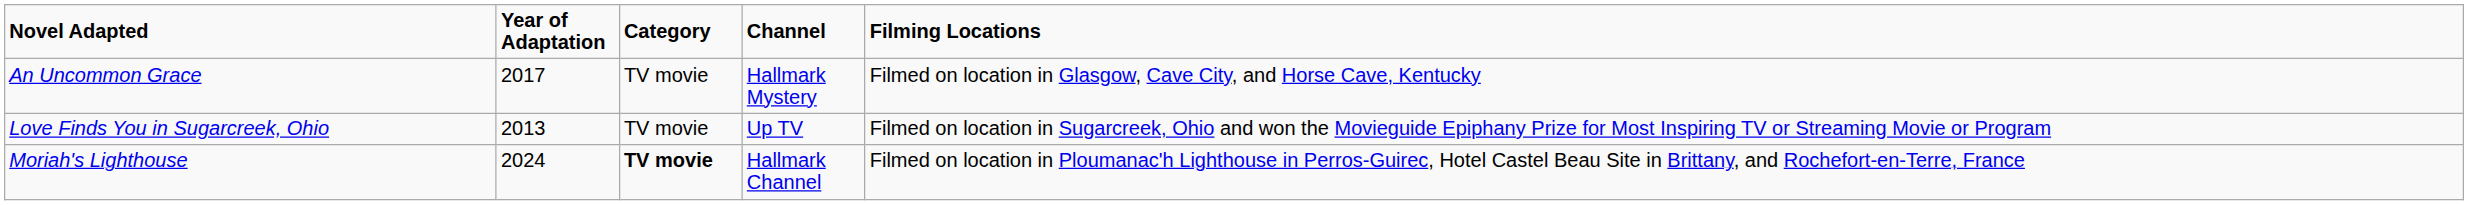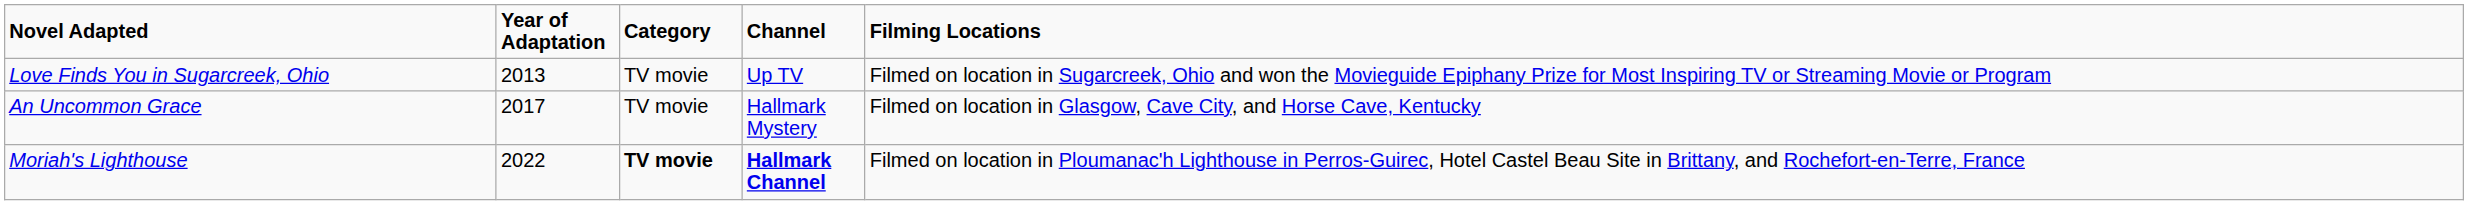rows swapped: (169, 128) <-> (105, 74)
(523, 160) 2024 -> (523, 160) 2022
(786, 171) normal -> (789, 171) bold
